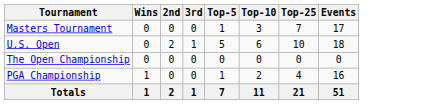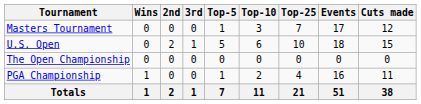+ column: (387, 12)
